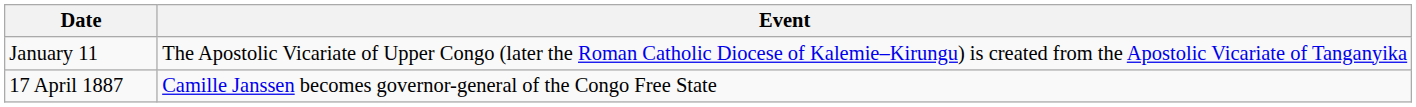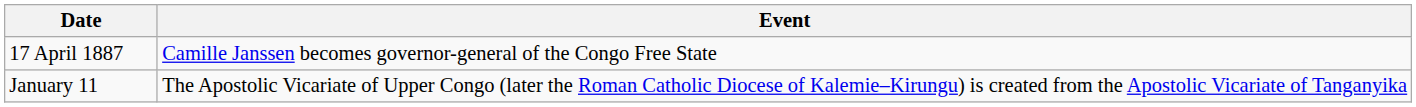rows swapped: (54, 53) <-> (66, 85)
